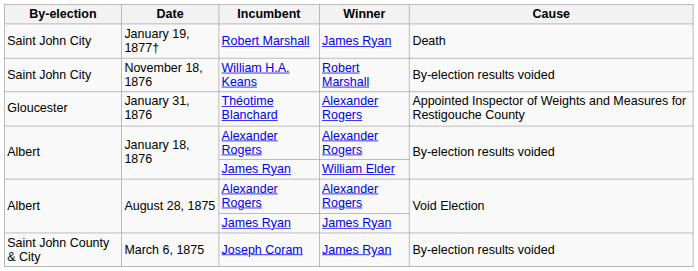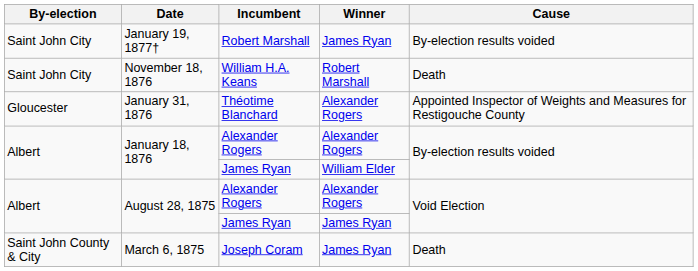(429, 41) Death -> (484, 41) By-election results voided
(484, 75) By-election results voided -> (429, 75) Death
(484, 249) By-election results voided -> (429, 249) Death
